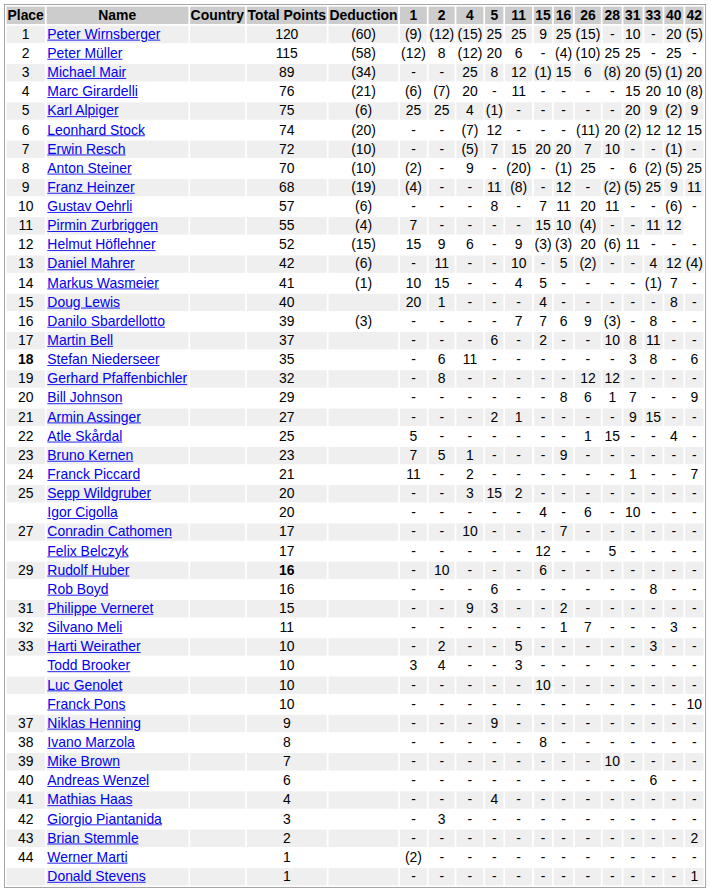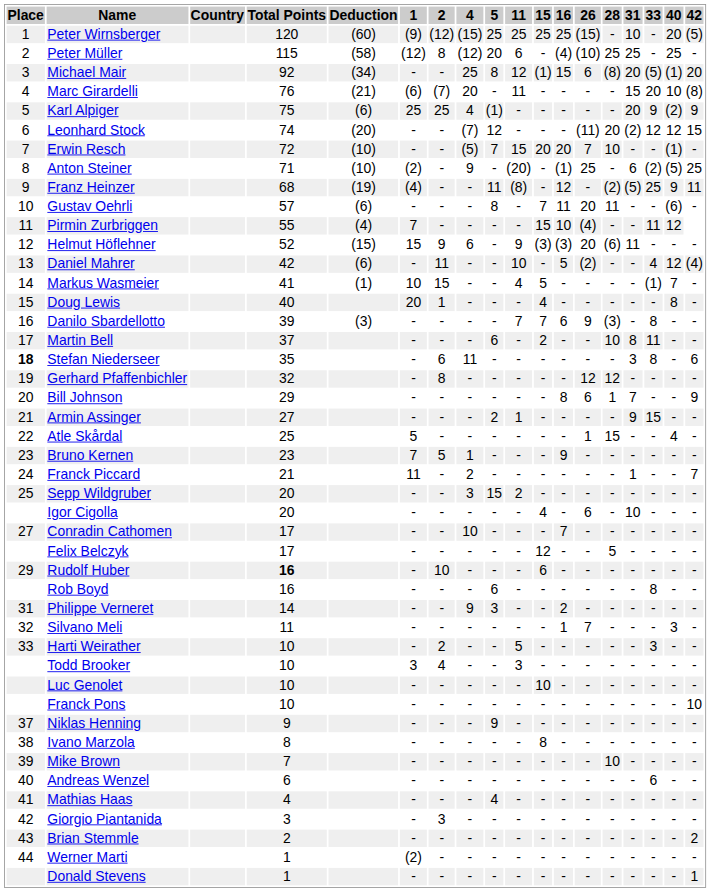(543, 34) 9 -> (543, 34) 25
(287, 72) 89 -> (287, 72) 92
(287, 168) 70 -> (287, 168) 71
(287, 608) 15 -> (287, 608) 14
